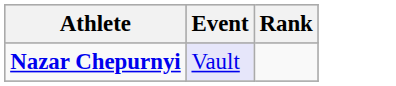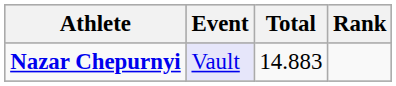+ column: (291, 23)
